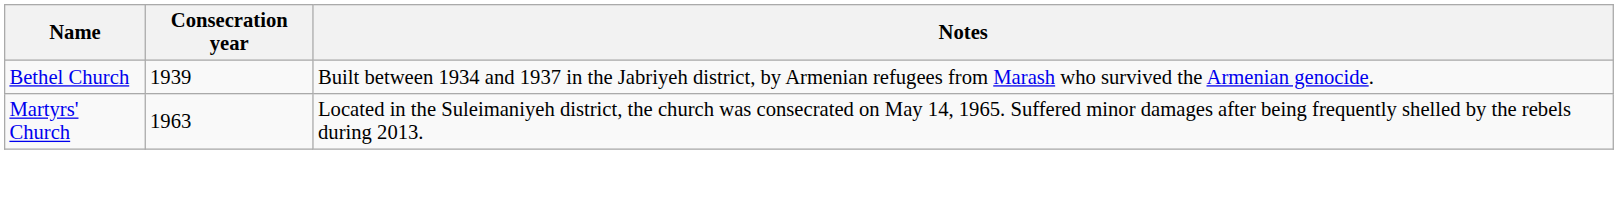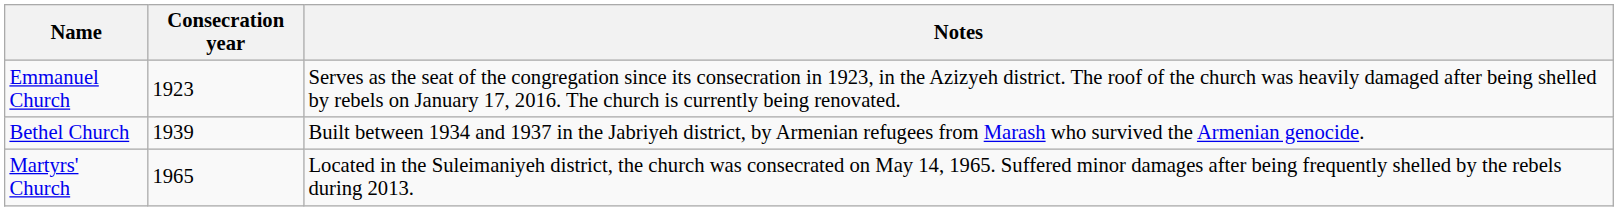+ row: (54, 88)
(171, 121) 1963 -> (173, 177) 1965
